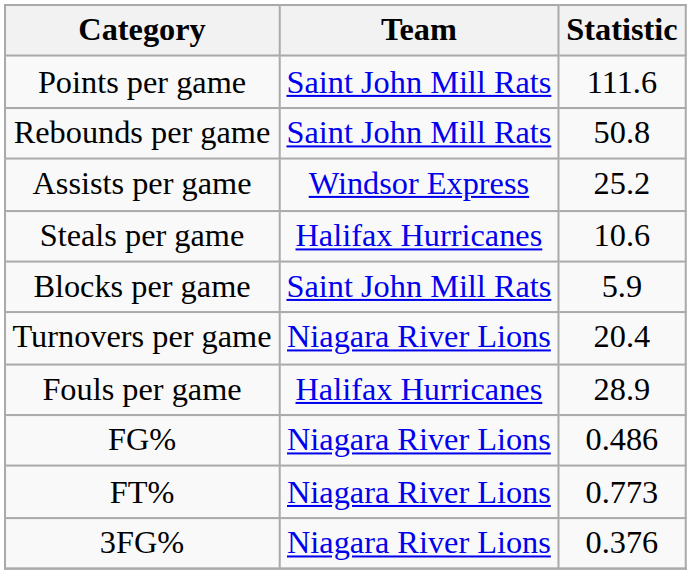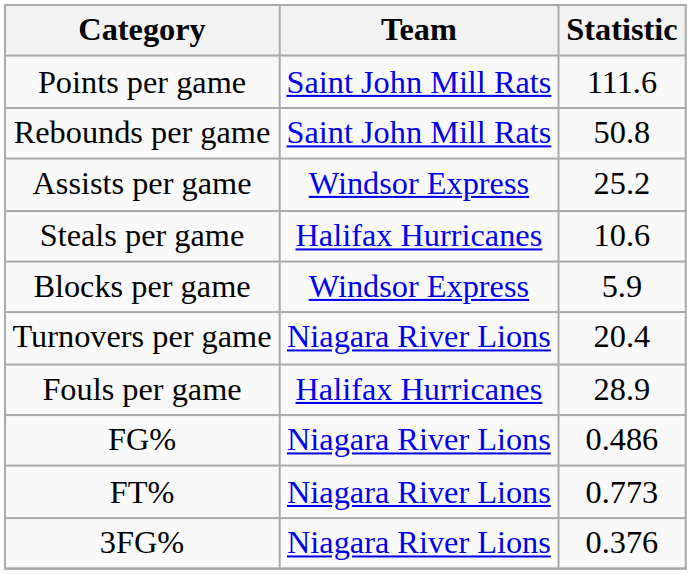(419, 286) Saint John Mill Rats -> (419, 286) Windsor Express
